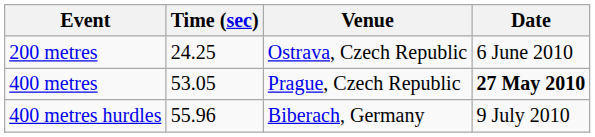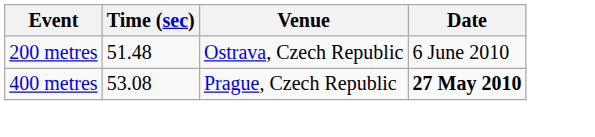(193, 52) 24.25 -> (129, 52) 51.48
(193, 83) 53.05 -> (129, 83) 53.08
- row: (85, 115)
